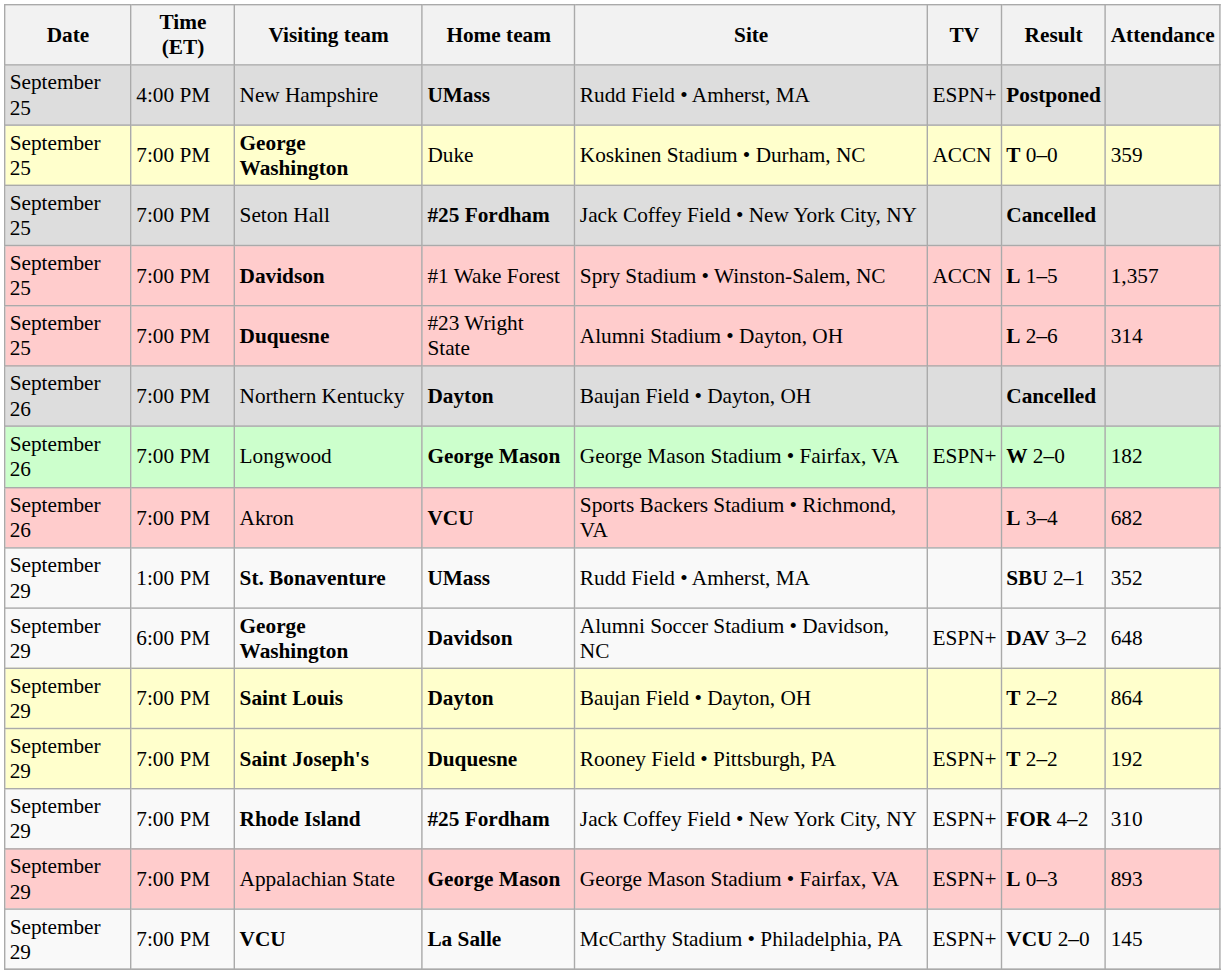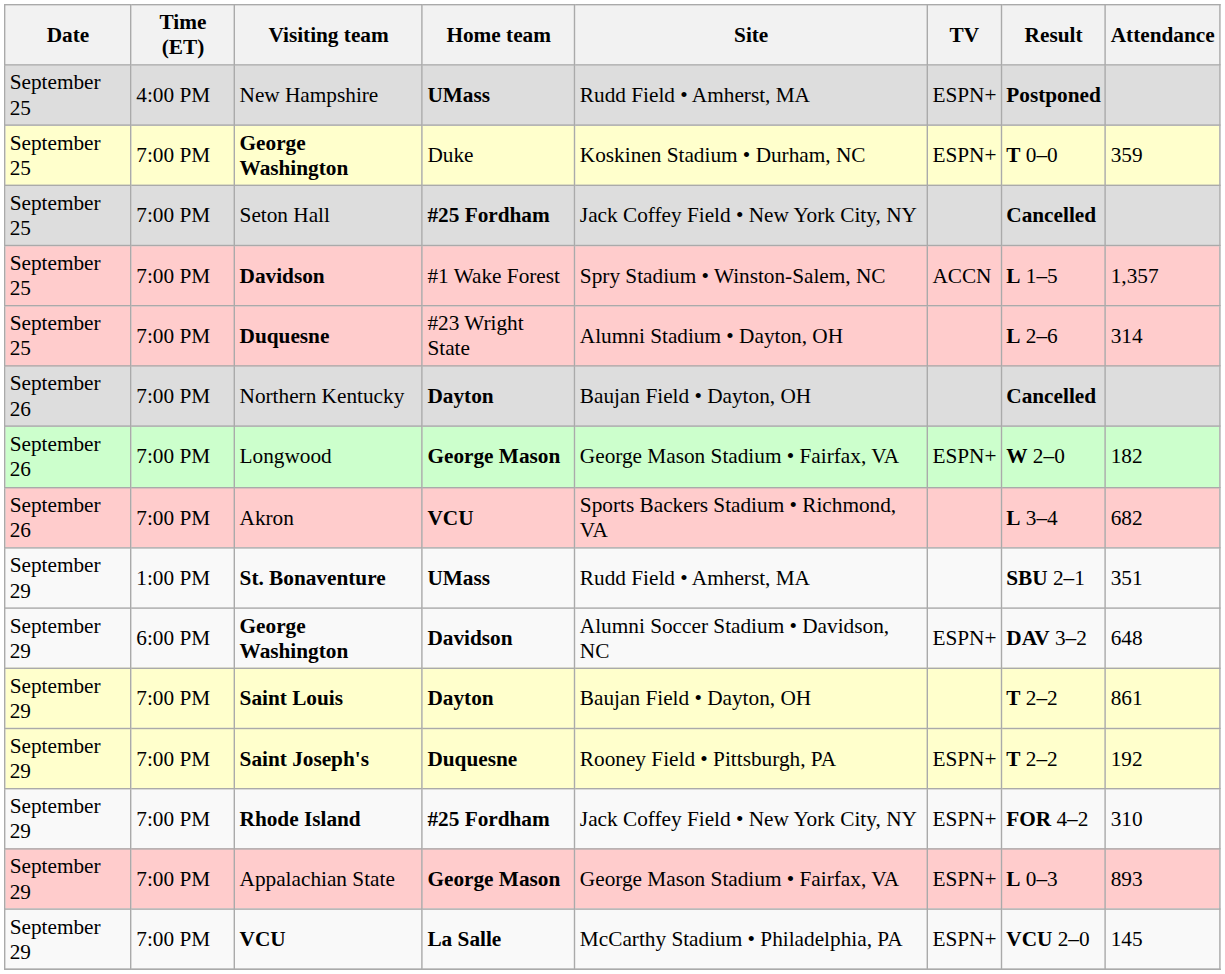(962, 155) ACCN -> (964, 155) ESPN+
(1127, 577) 352 -> (1127, 577) 351
(1127, 697) 864 -> (1127, 697) 861
